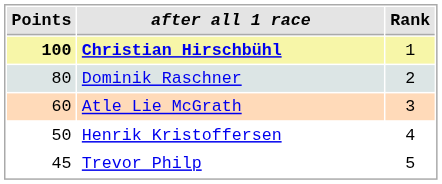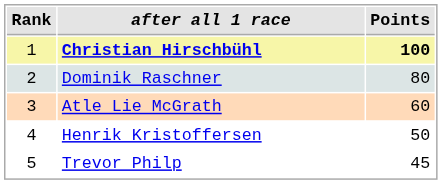columns swapped: (410, 20) <-> (41, 20)
